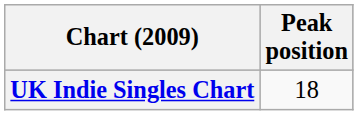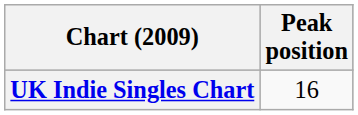(307, 89) 18 -> (307, 89) 16
